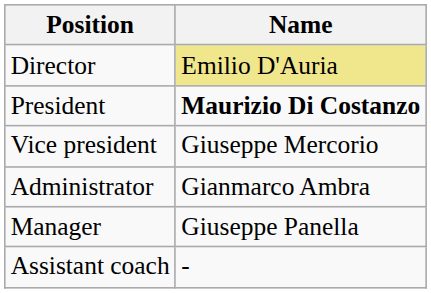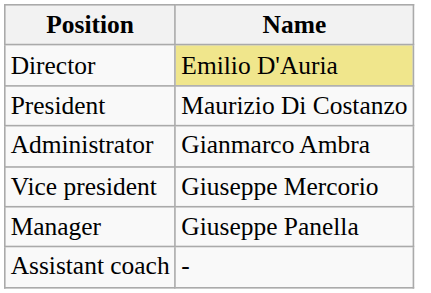(301, 105) bold -> (294, 105) normal
rows swapped: (84, 145) <-> (82, 186)
